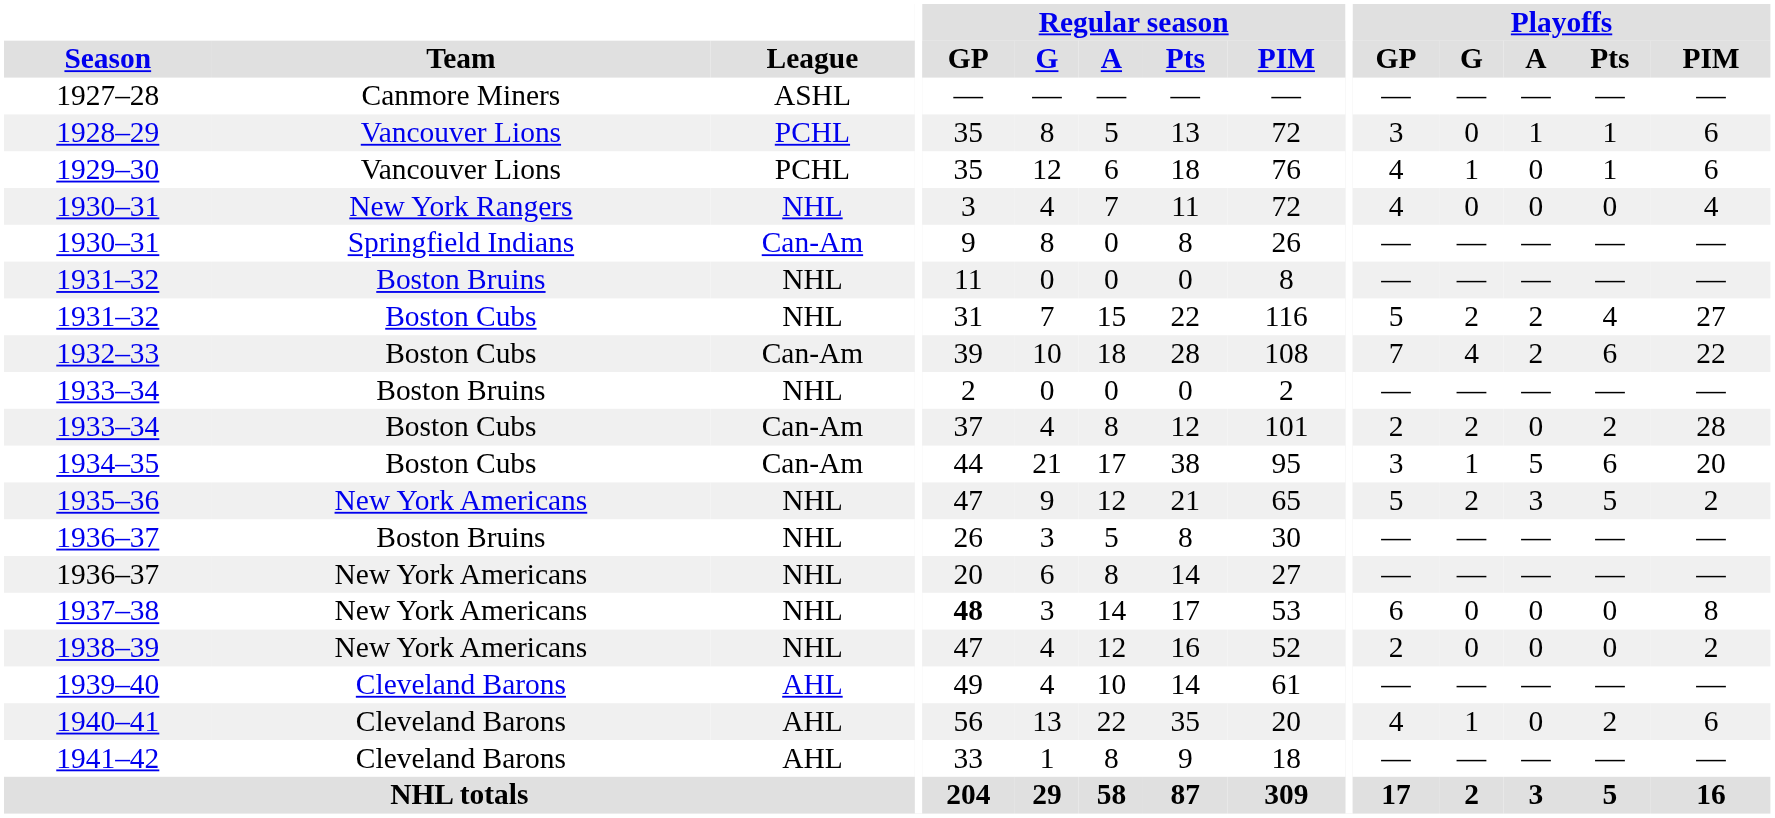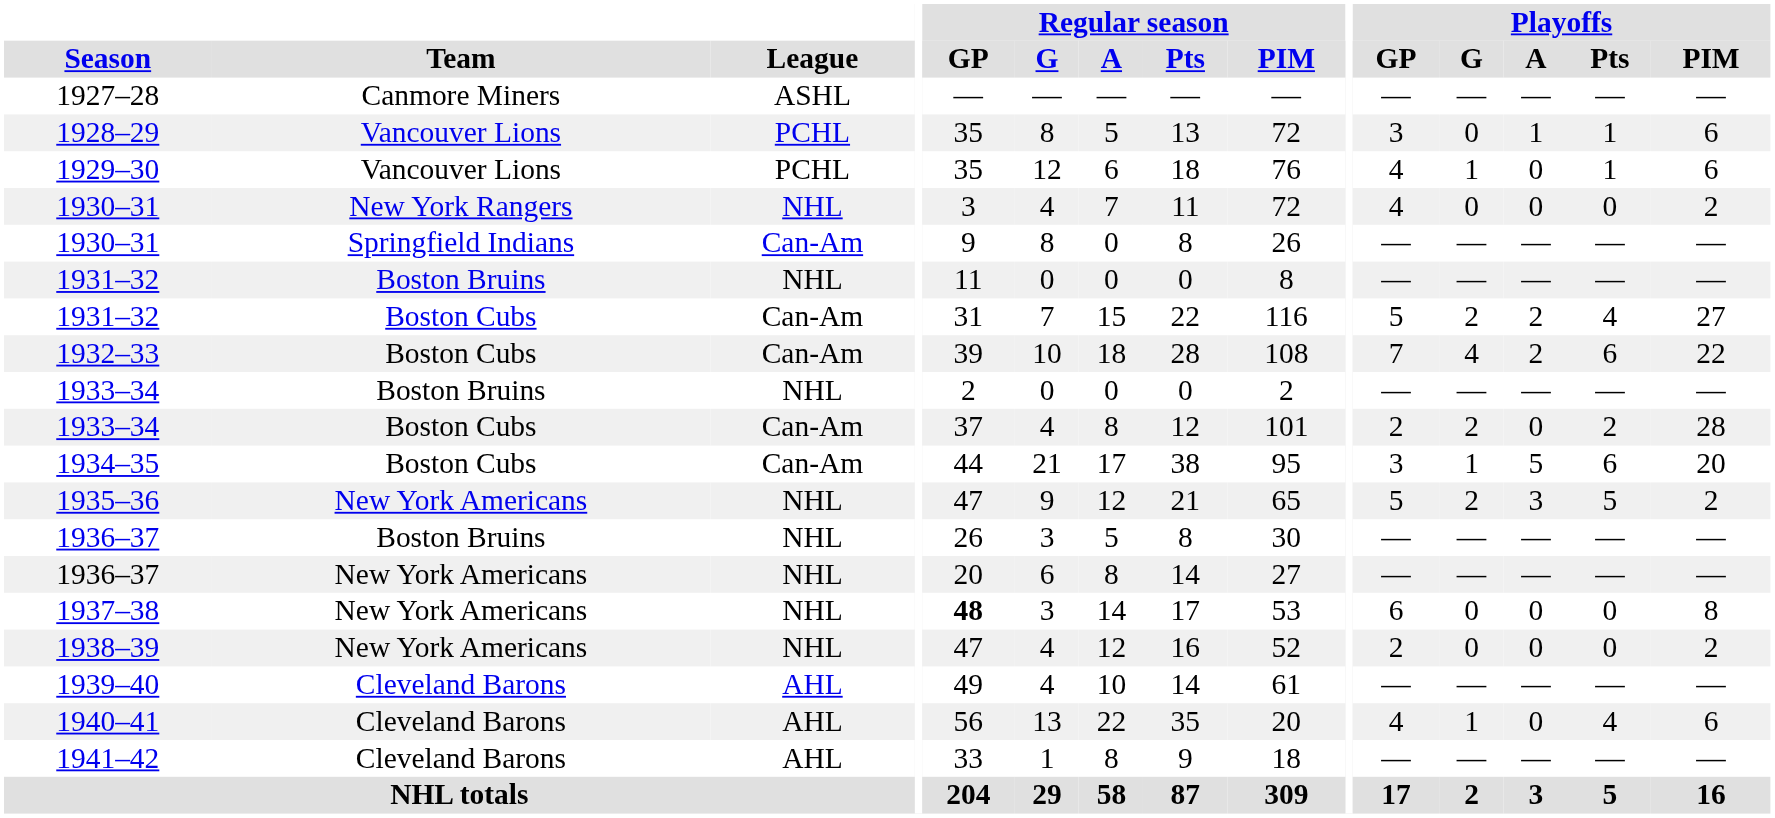(1711, 205) 4 -> (1711, 205) 2
(812, 316) NHL -> (812, 316) Can-Am
(1610, 721) 2 -> (1610, 721) 4
